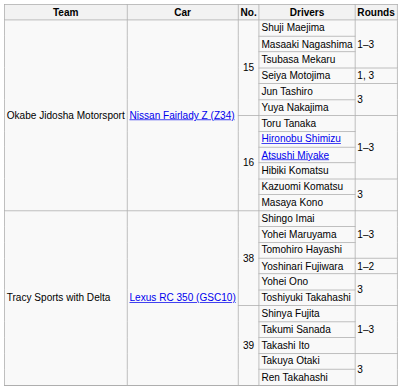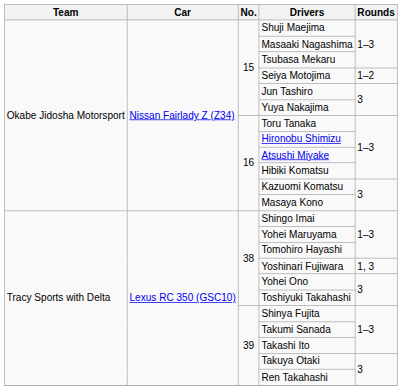(366, 75) 1, 3 -> (366, 75) 1–2
(366, 266) 1–2 -> (366, 266) 1, 3
